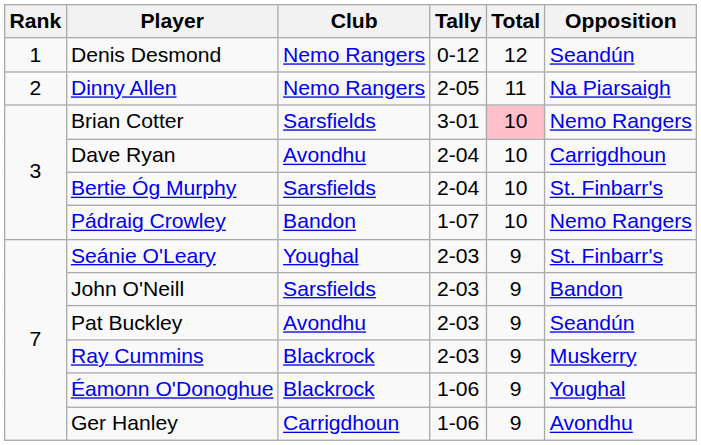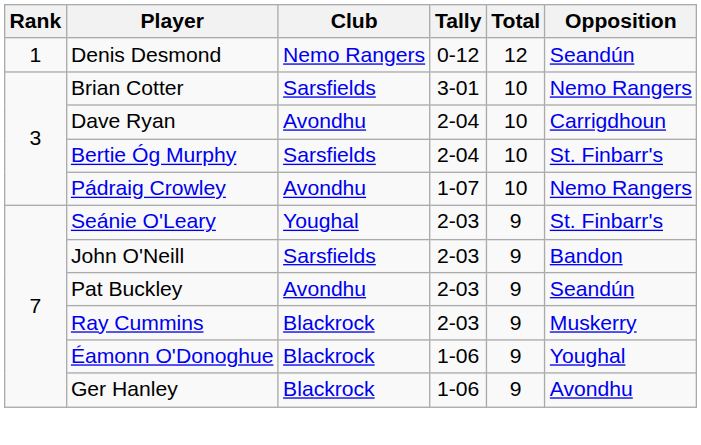- row: (124, 88)
(516, 121) pink background -> (516, 88) no background
(320, 222) Bandon -> (325, 188) Avondhu
(341, 423) Carrigdhoun -> (329, 389) Blackrock
